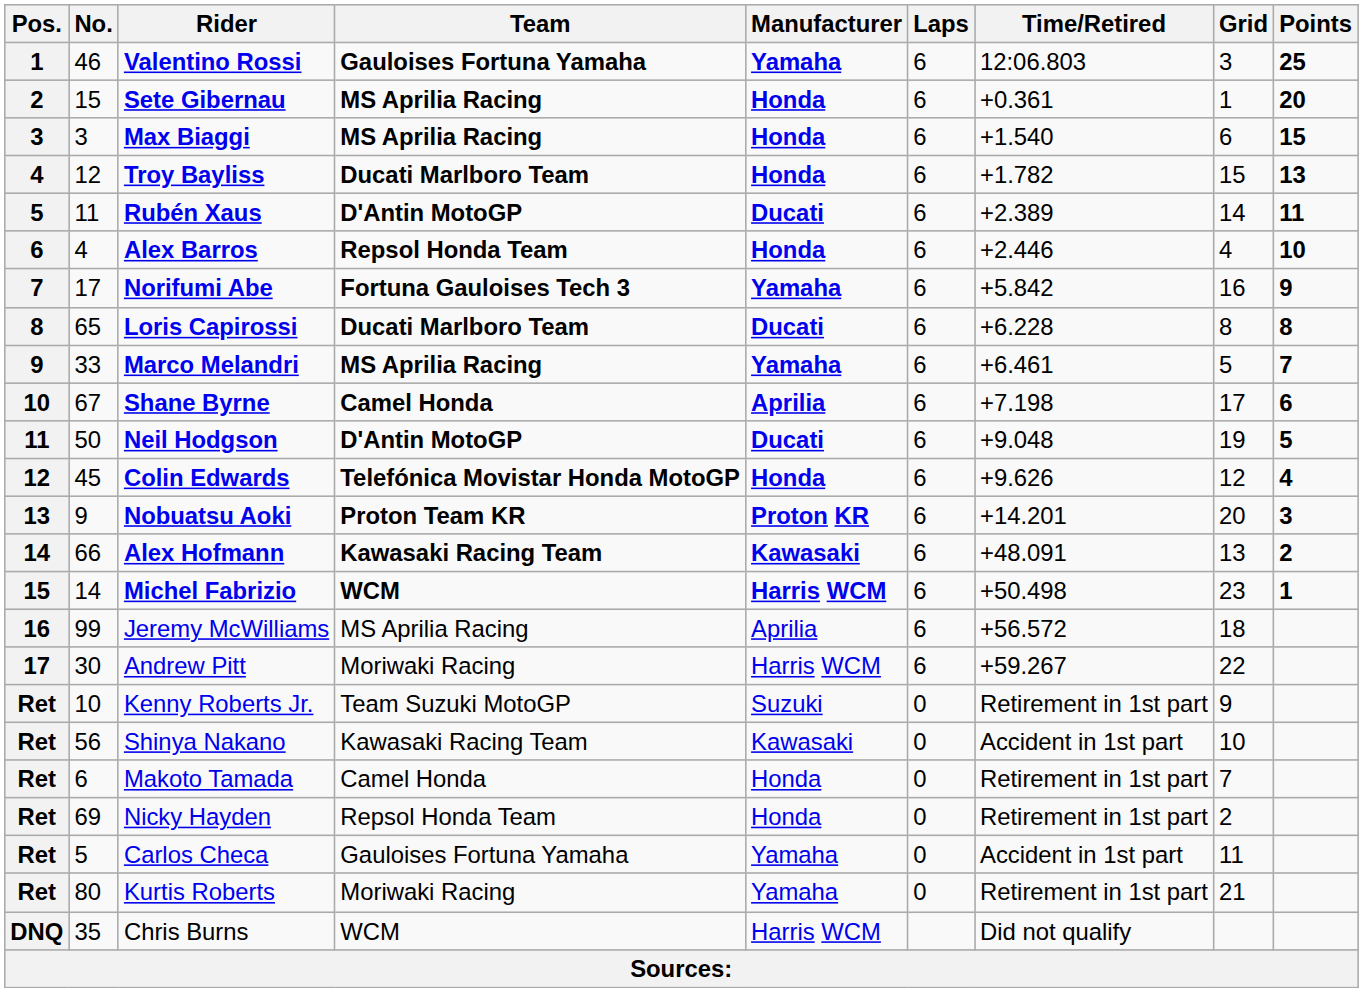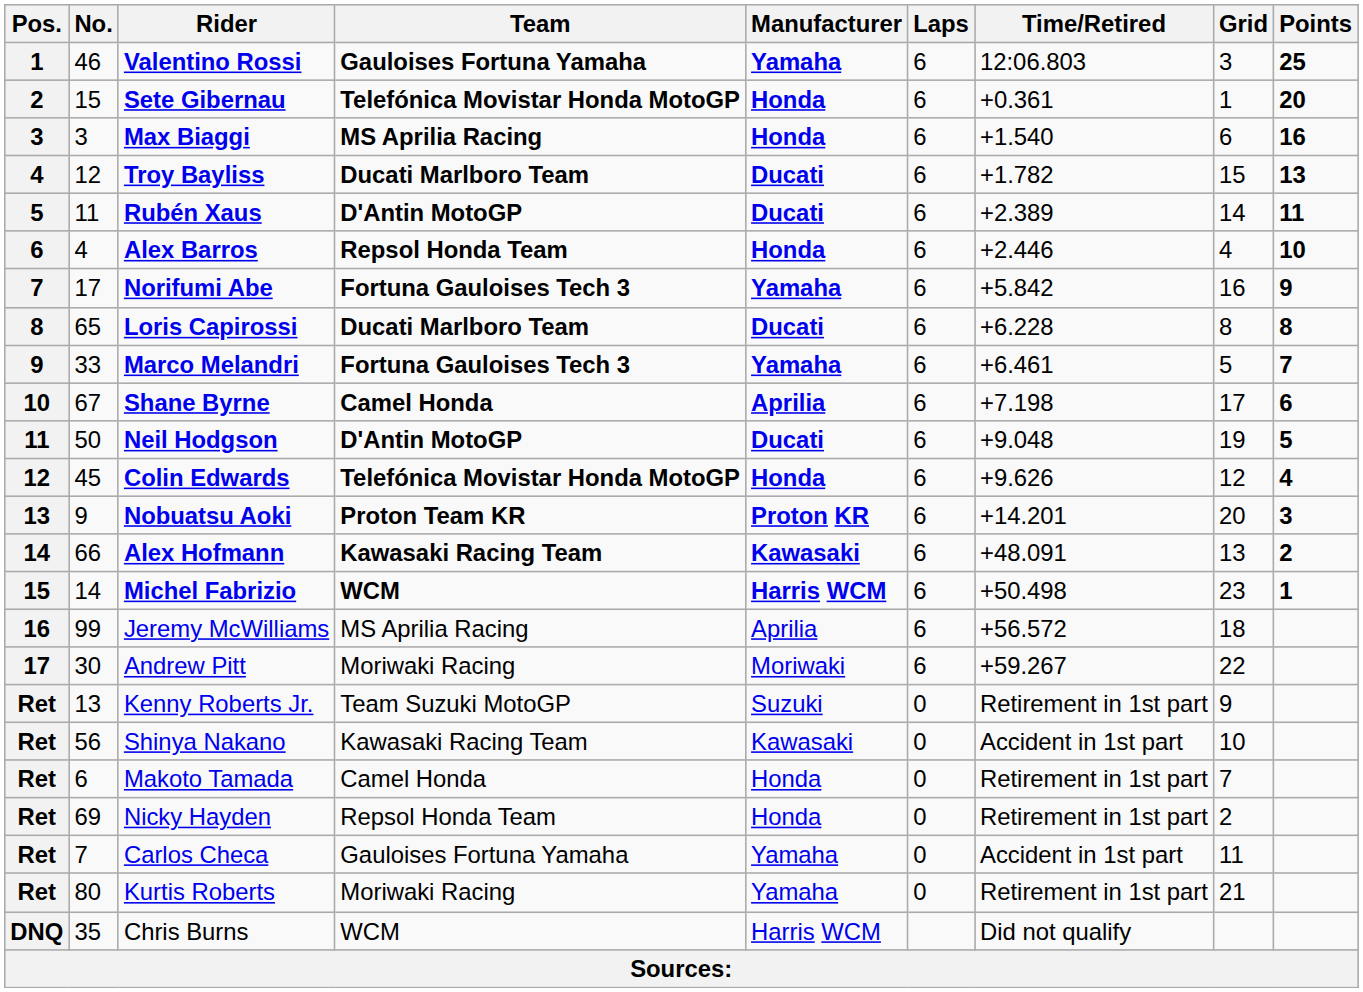(441, 99) MS Aprilia Racing -> (540, 99) Telefónica Movistar Honda MotoGP
(1292, 137) 15 -> (1292, 137) 16
(788, 175) Honda -> (788, 175) Ducati
(441, 364) MS Aprilia Racing -> (485, 364) Fortuna Gauloises Tech 3
(816, 666) Harris WCM -> (798, 666) Moriwaki
(88, 704) 10 -> (88, 704) 13
(81, 855) 5 -> (81, 855) 7
